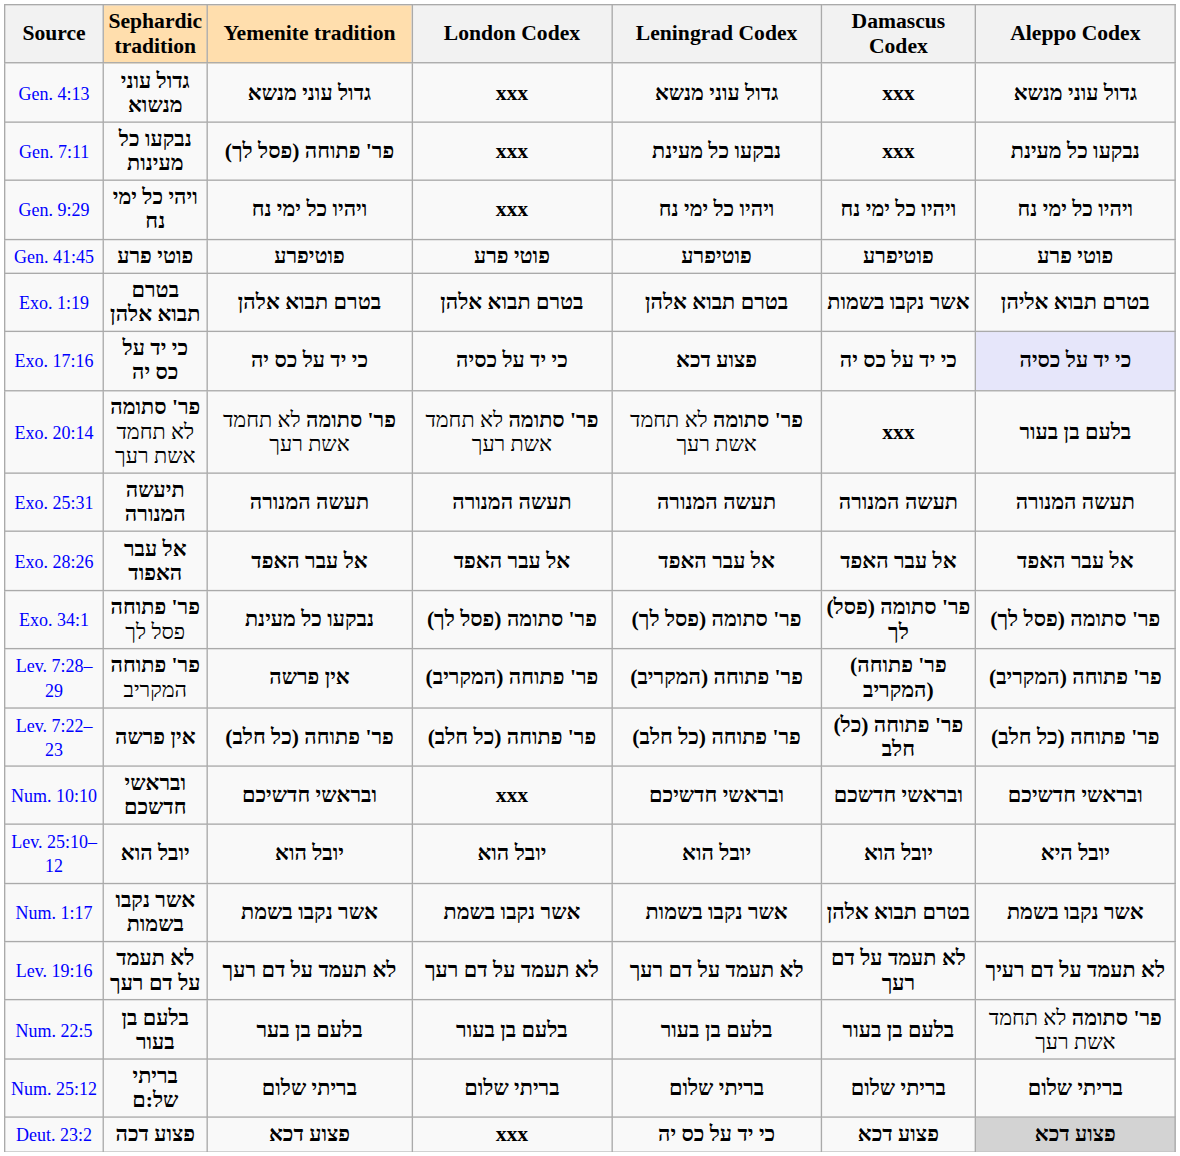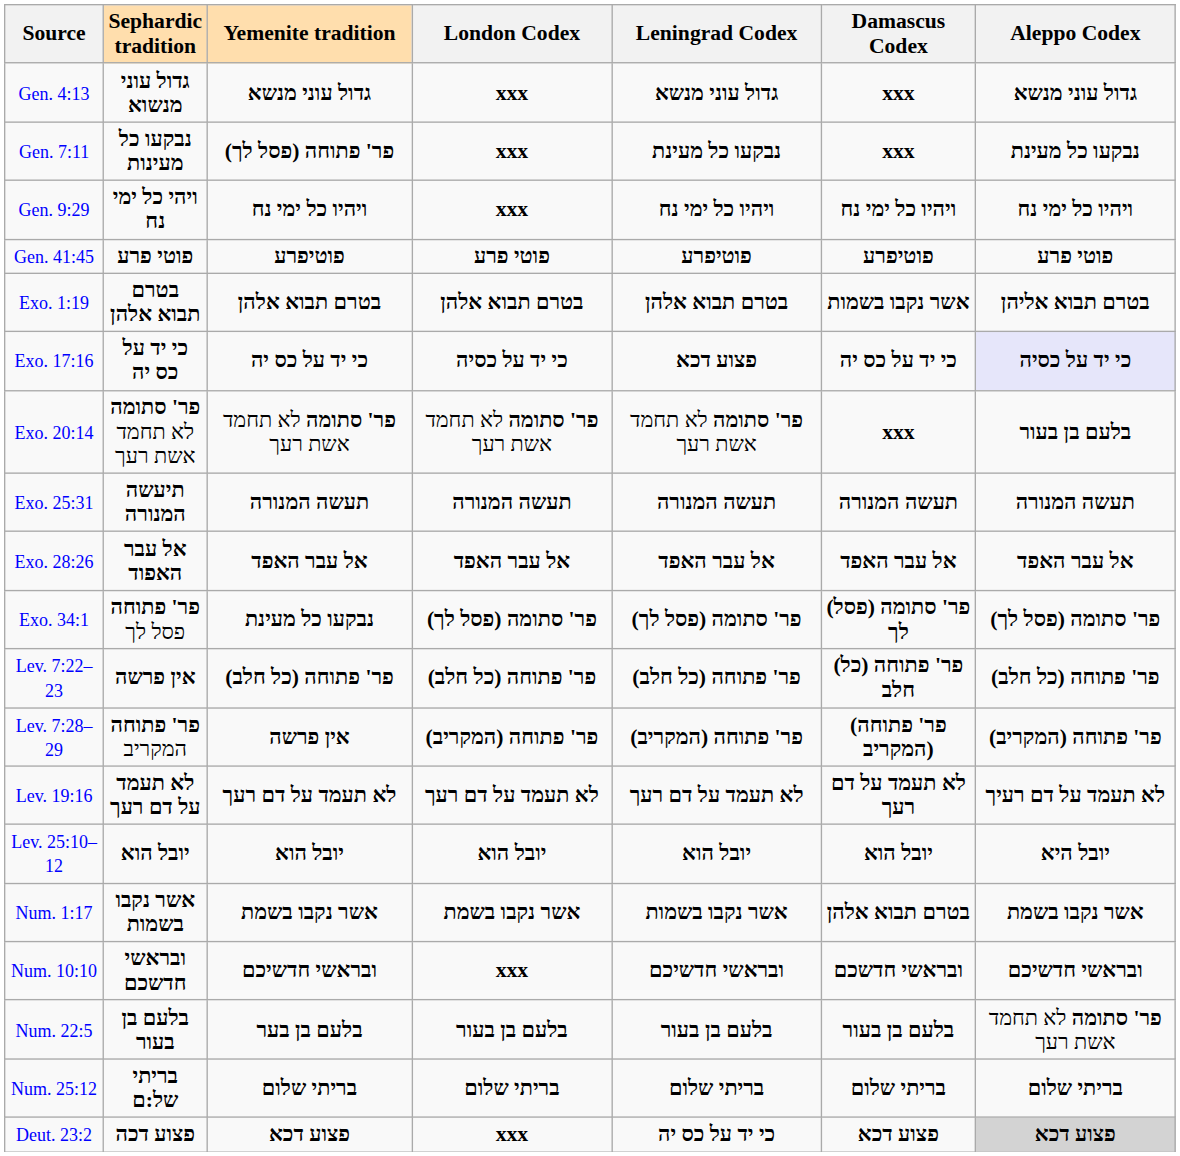rows swapped: (54, 737) <-> (54, 679)
rows swapped: (54, 972) <-> (54, 796)
